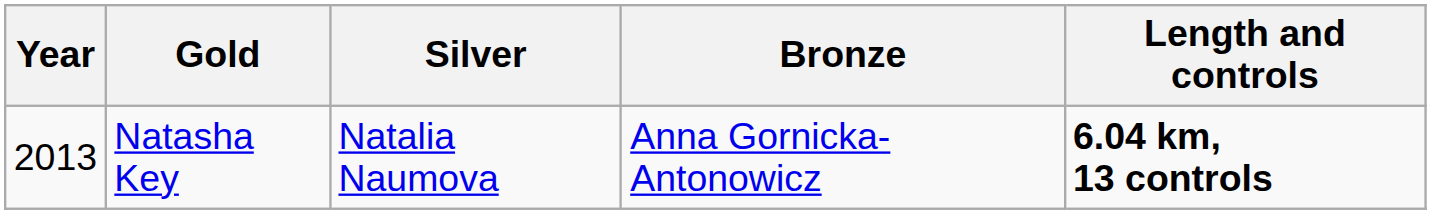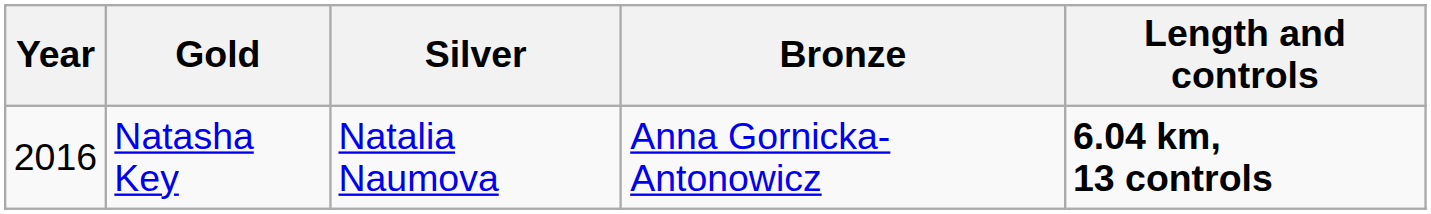(55, 156) 2013 -> (55, 156) 2016
